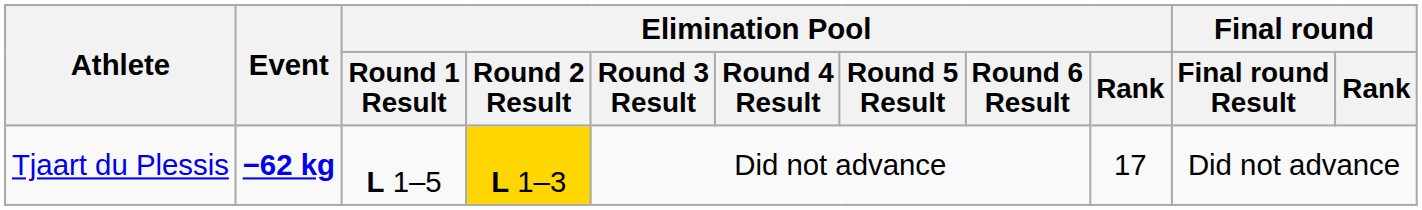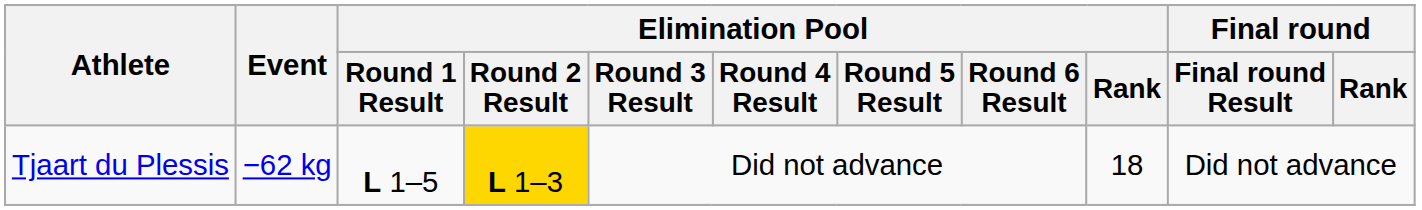(289, 166) bold -> (287, 166) normal
(1130, 166) 17 -> (1127, 166) 18
